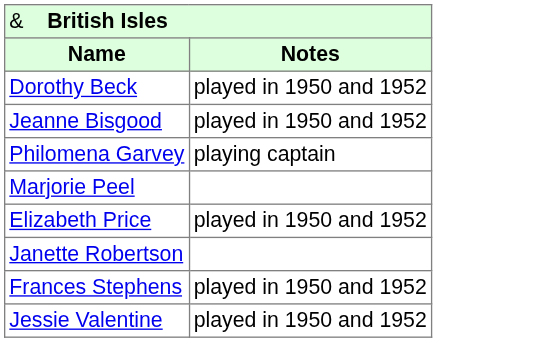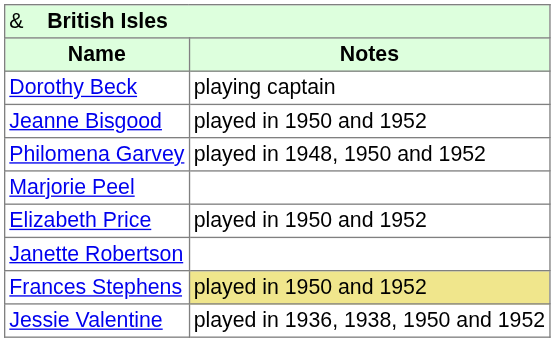(310, 87) played in 1950 and 1952 -> (265, 87) playing captain
(265, 154) playing captain -> (340, 154) played in 1948, 1950 and 1952
(310, 287) no background -> (310, 287) khaki background
(310, 320) played in 1950 and 1952 -> (369, 320) played in 1936, 1938, 1950 and 1952
